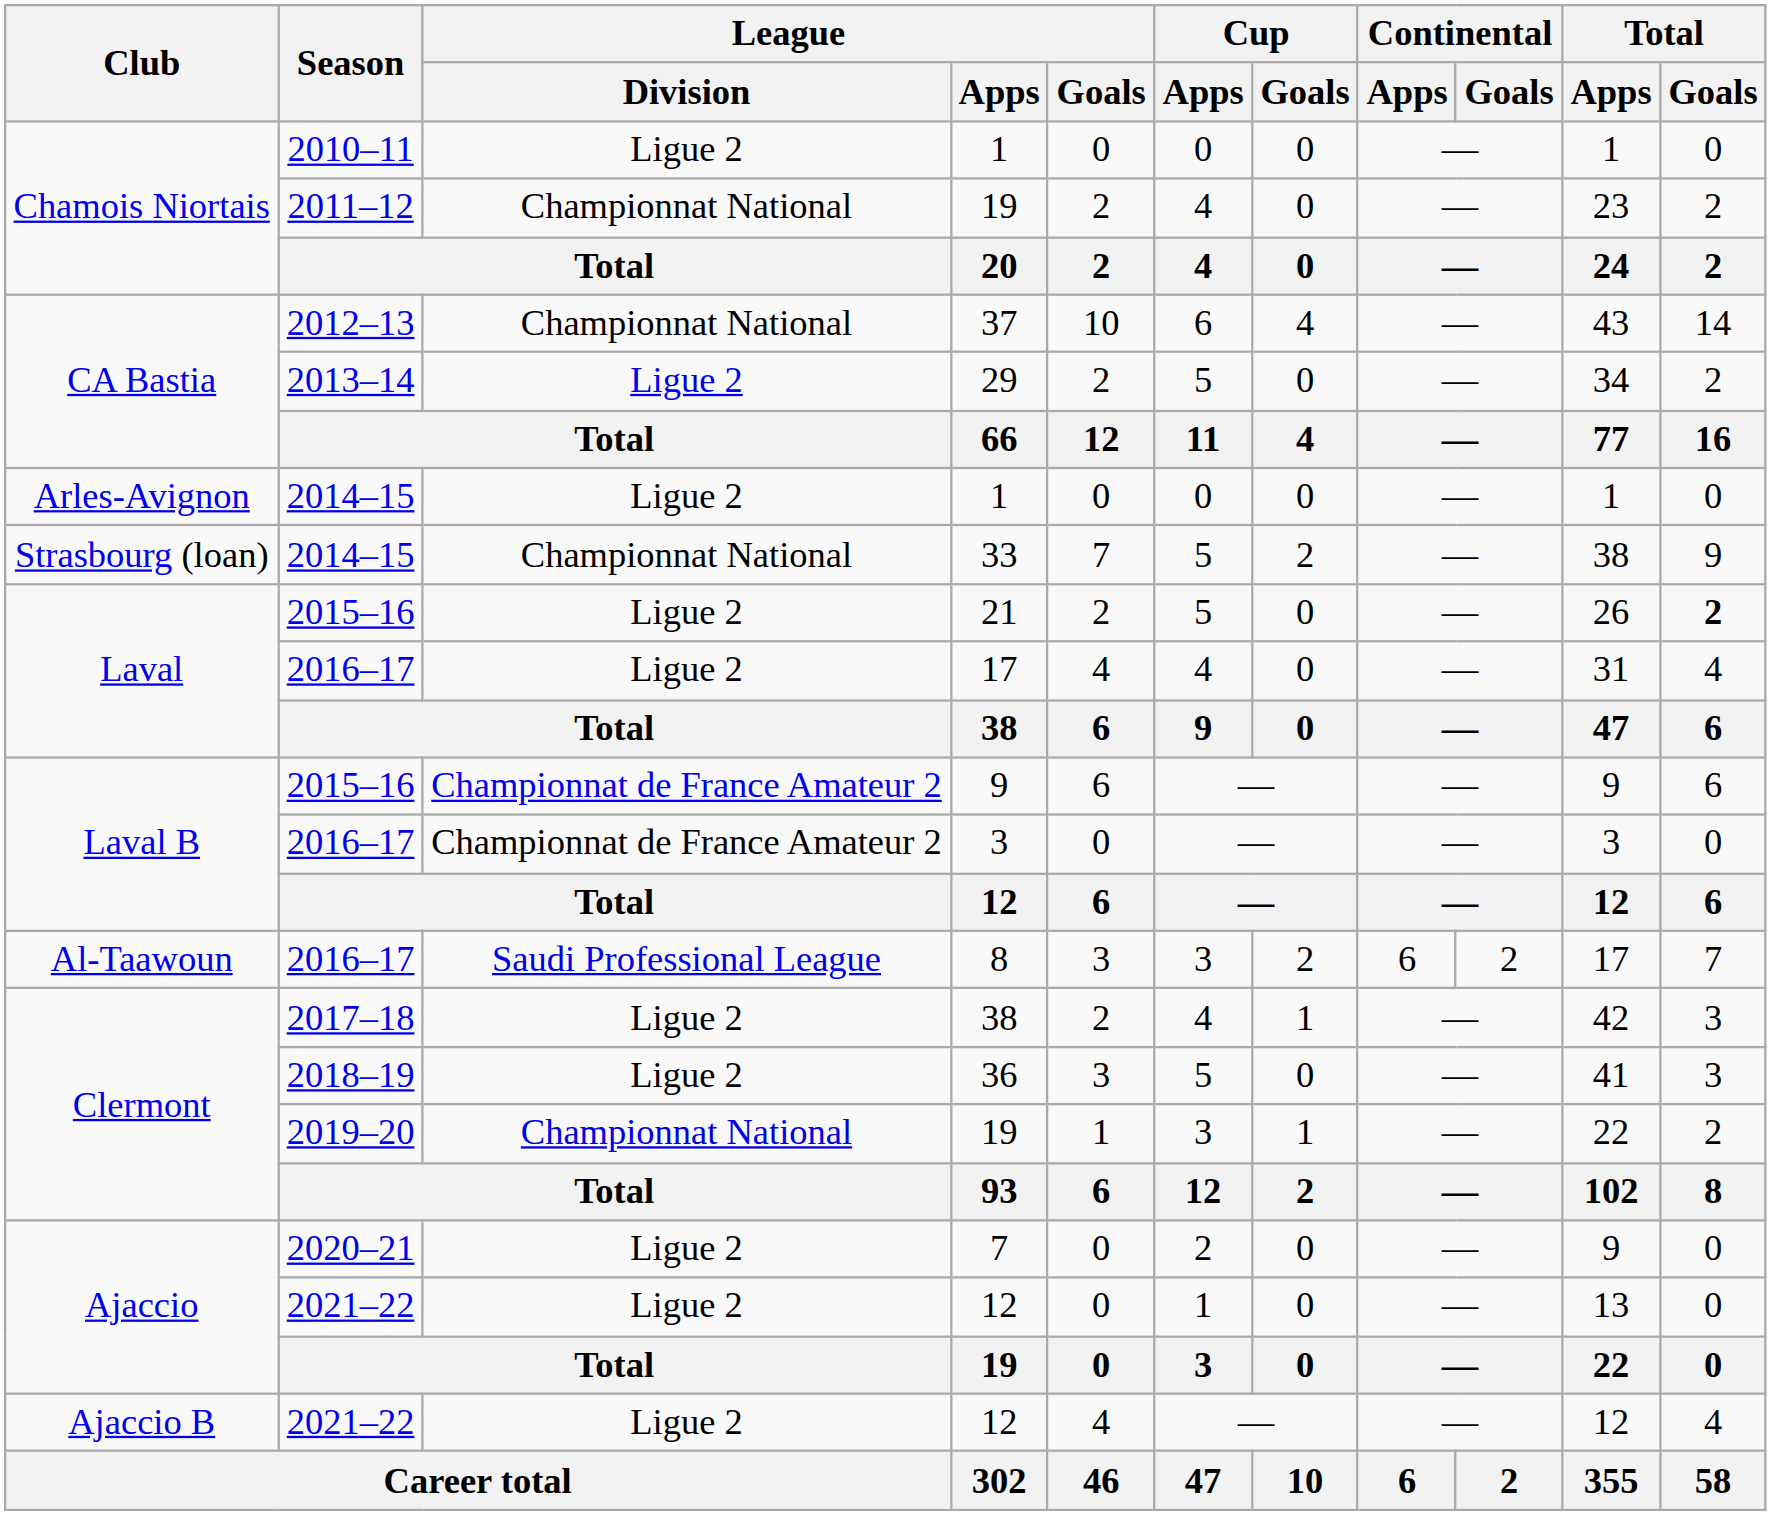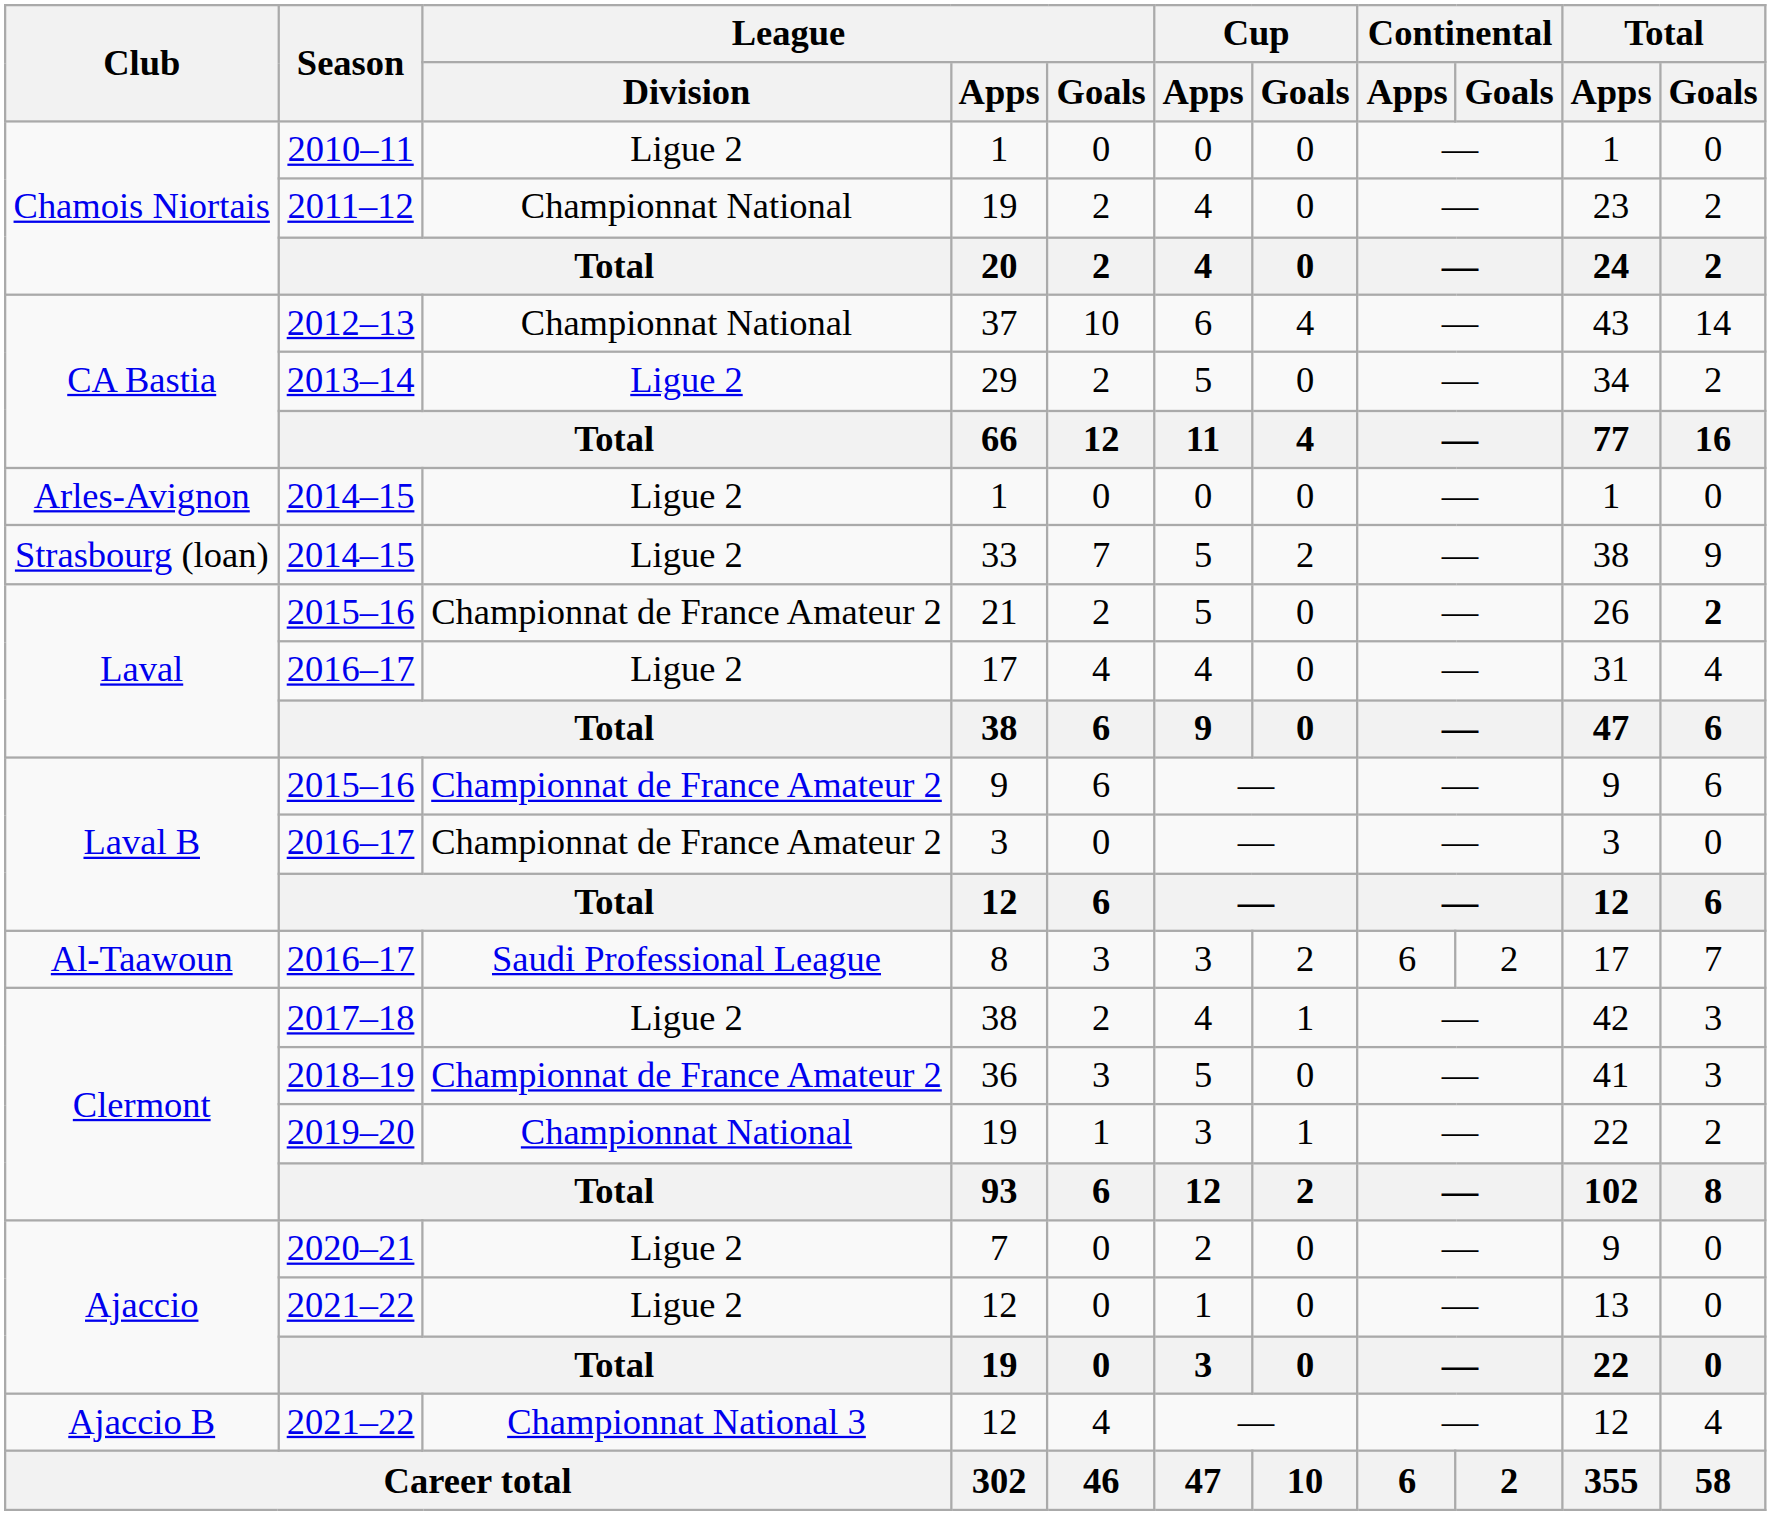(687, 554) Championnat National -> (686, 554) Ligue 2
(686, 611) Ligue 2 -> (687, 611) Championnat de France Amateur 2
(686, 1074) Ligue 2 -> (687, 1074) Championnat de France Amateur 2
(686, 1421) Ligue 2 -> (687, 1421) Championnat National 3
